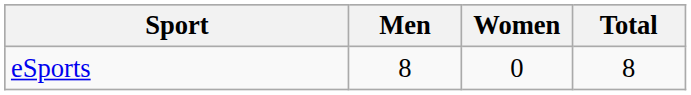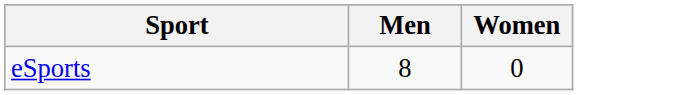- column: (629, 25)
